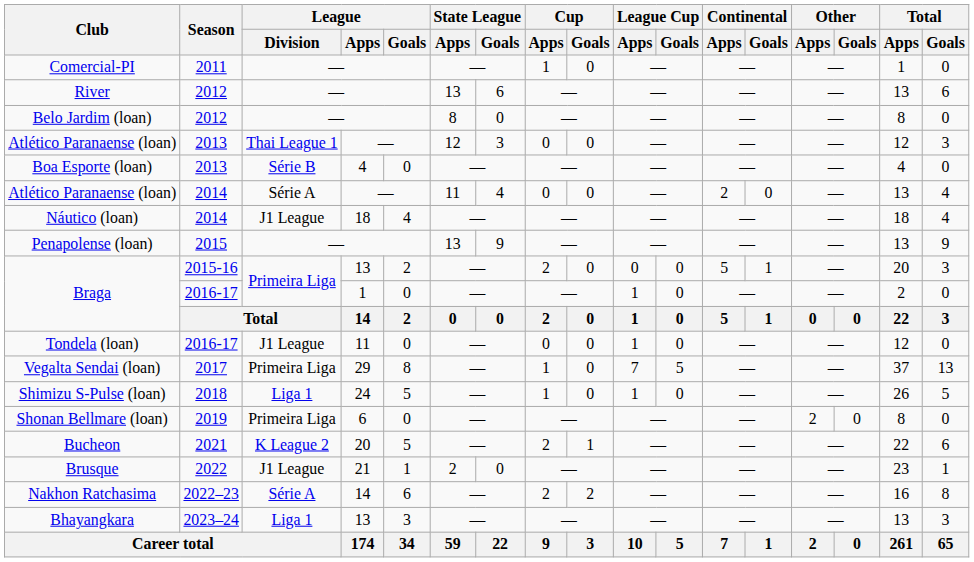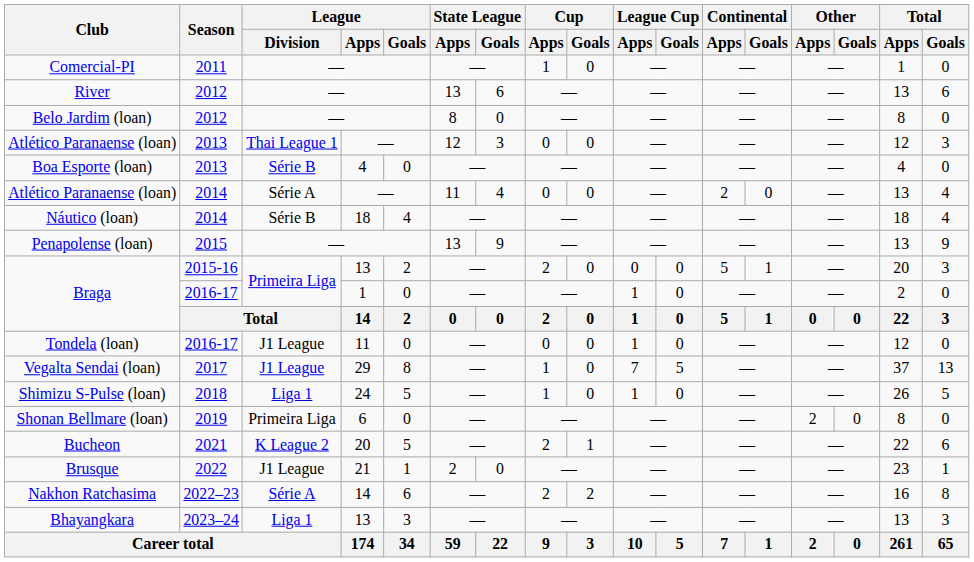(292, 218) J1 League -> (292, 218) Série B
(292, 368) Primeira Liga -> (292, 368) J1 League
